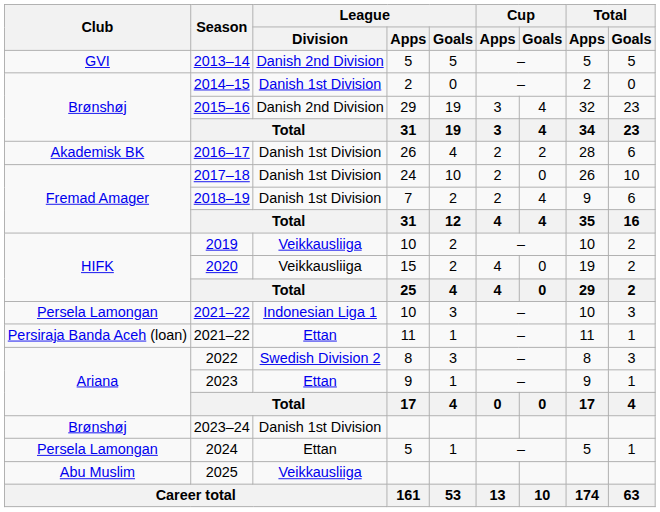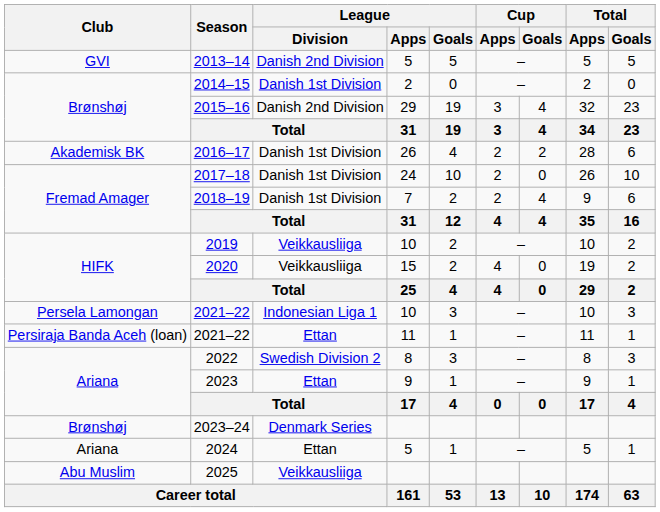(320, 426) Danish 1st Division -> (320, 426) Denmark Series
(97, 449) Persela Lamongan -> (97, 449) Ariana
